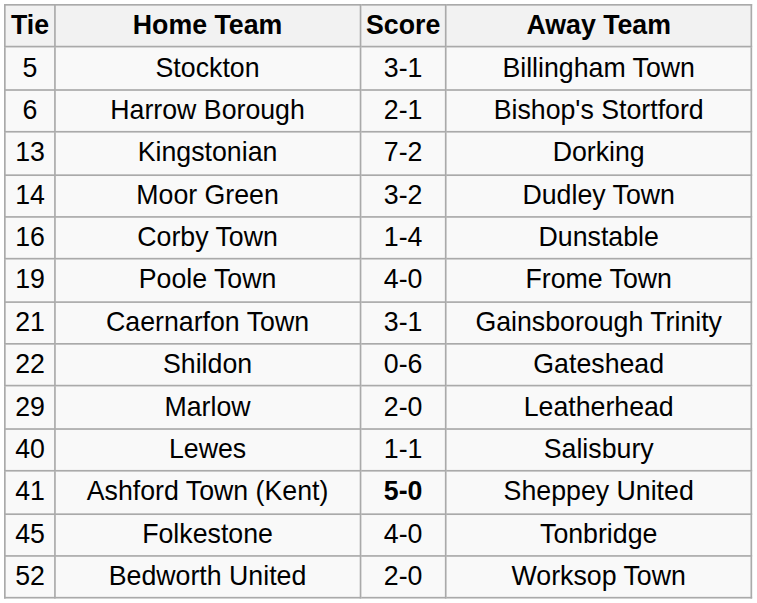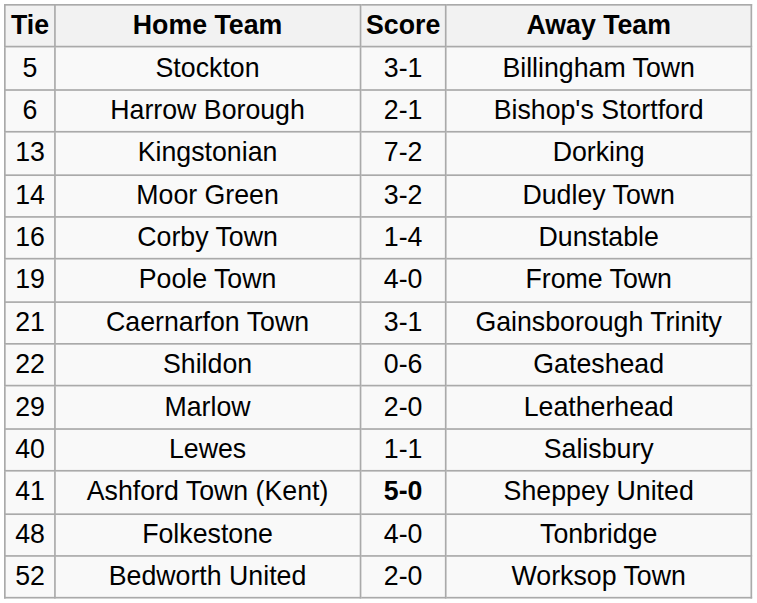(30, 534) 45 -> (30, 534) 48
